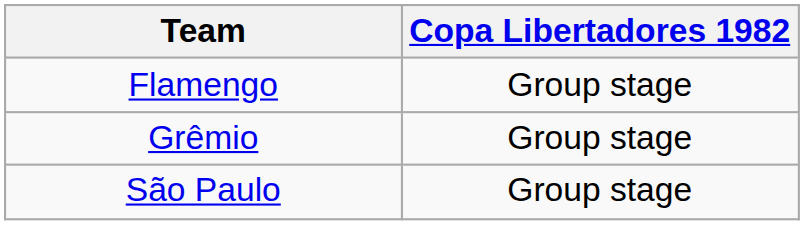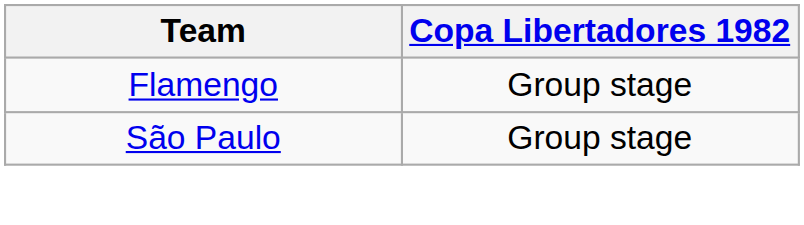- row: (203, 137)
